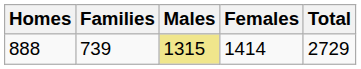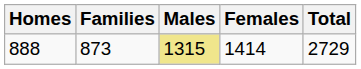(96, 49) 739 -> (96, 49) 873
